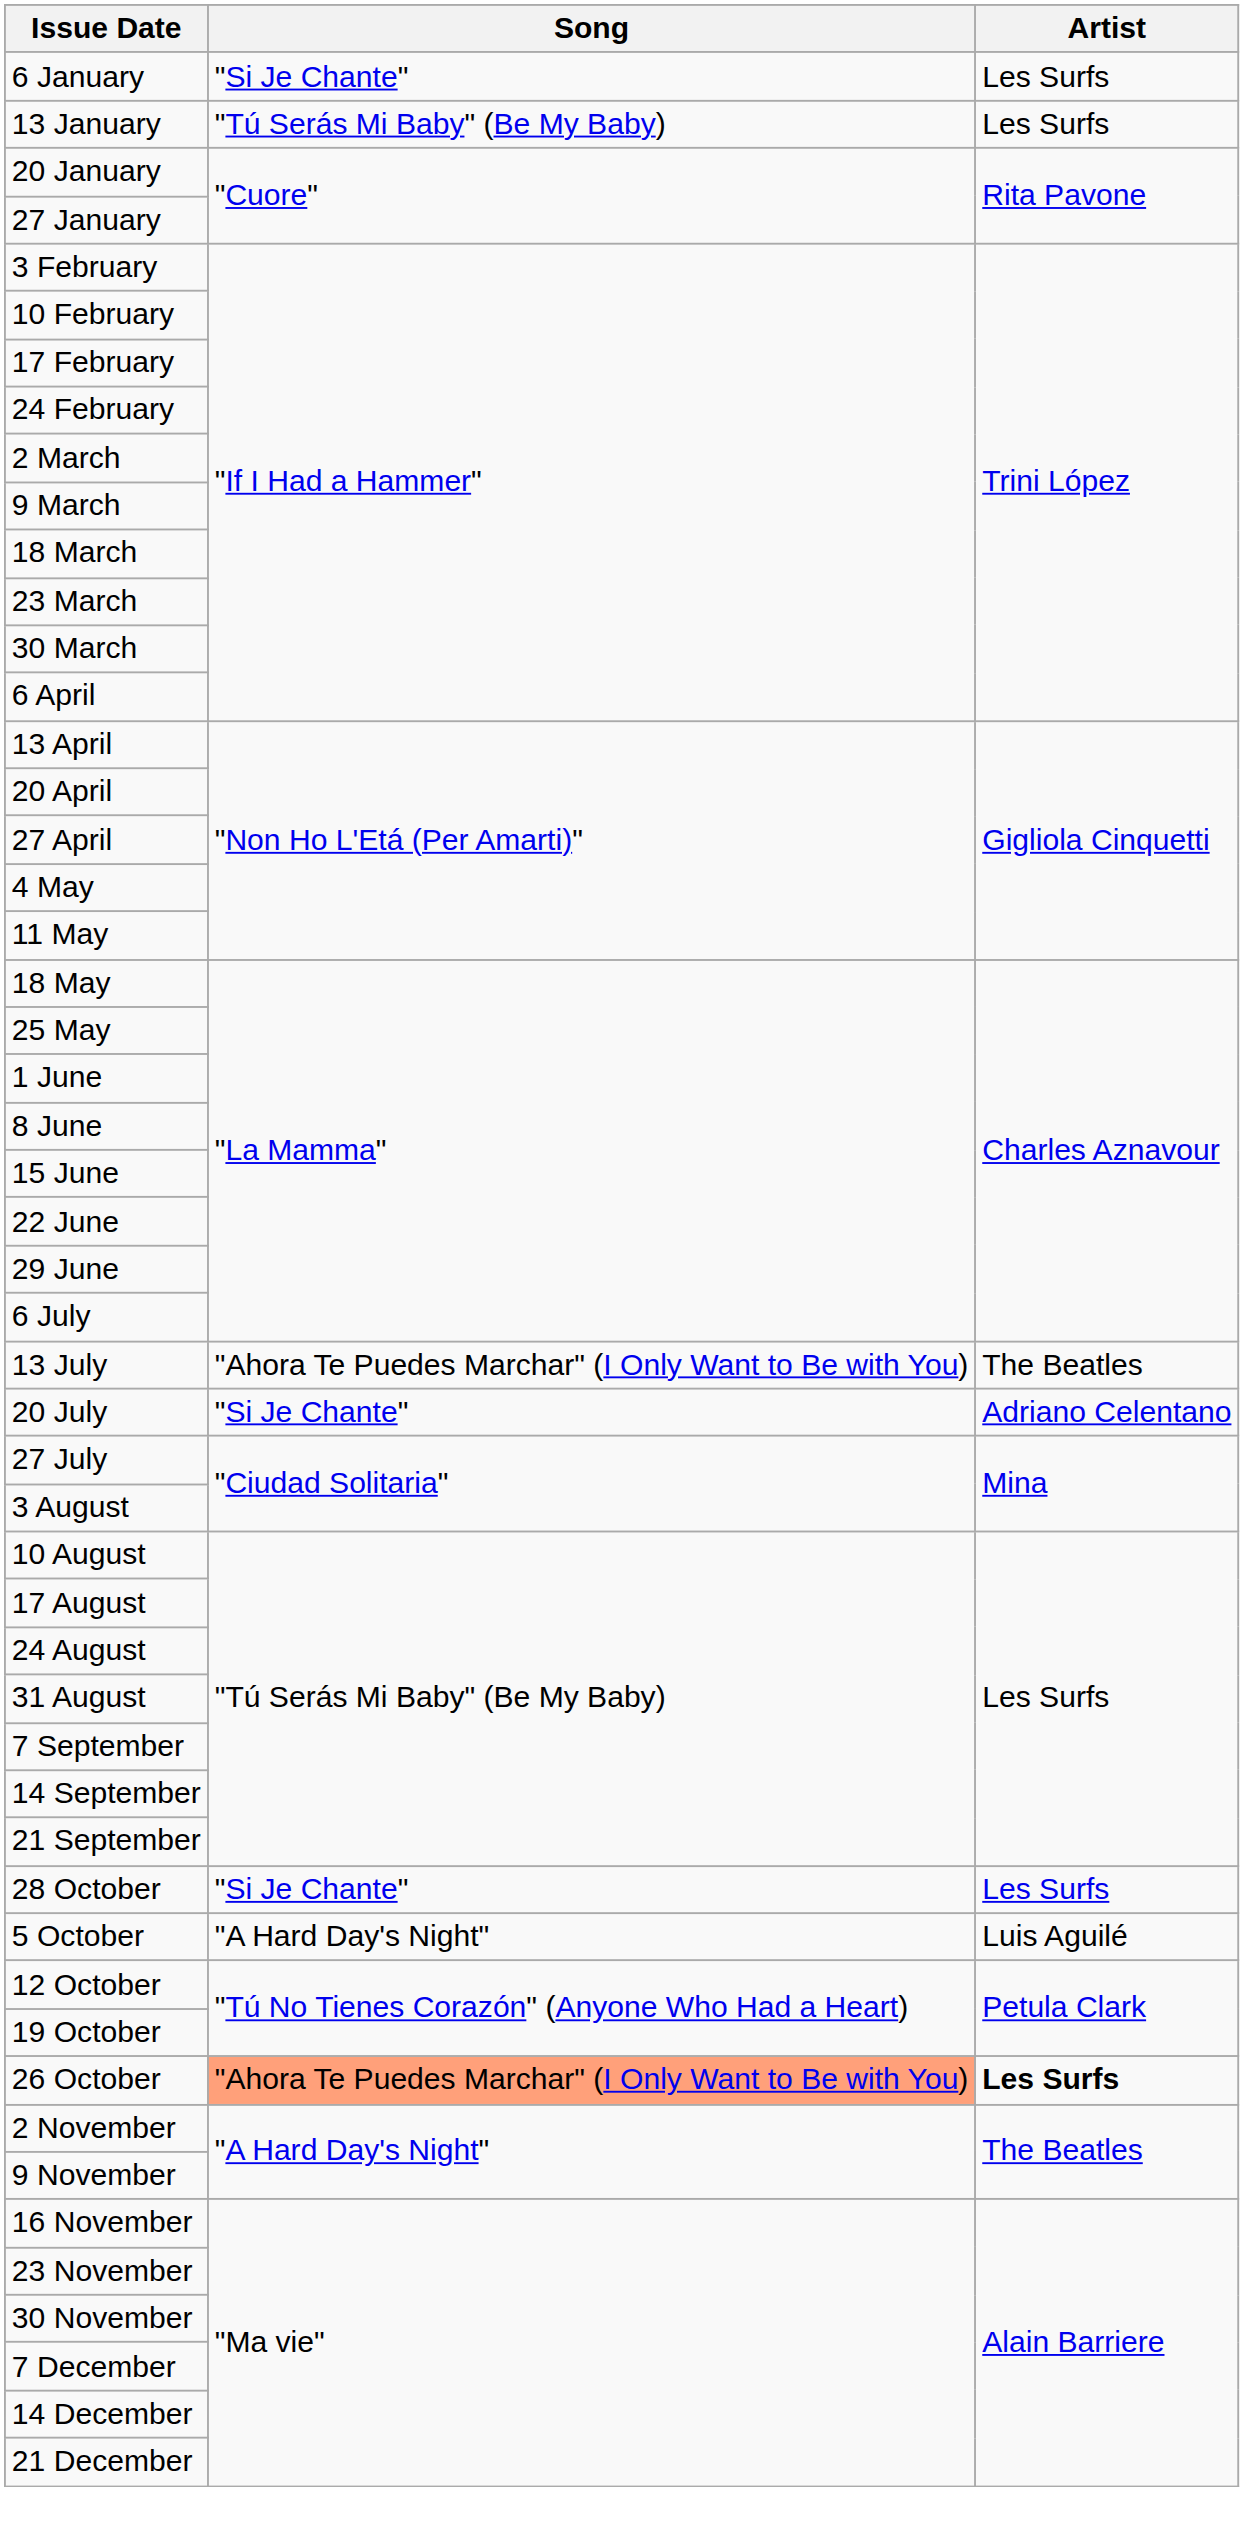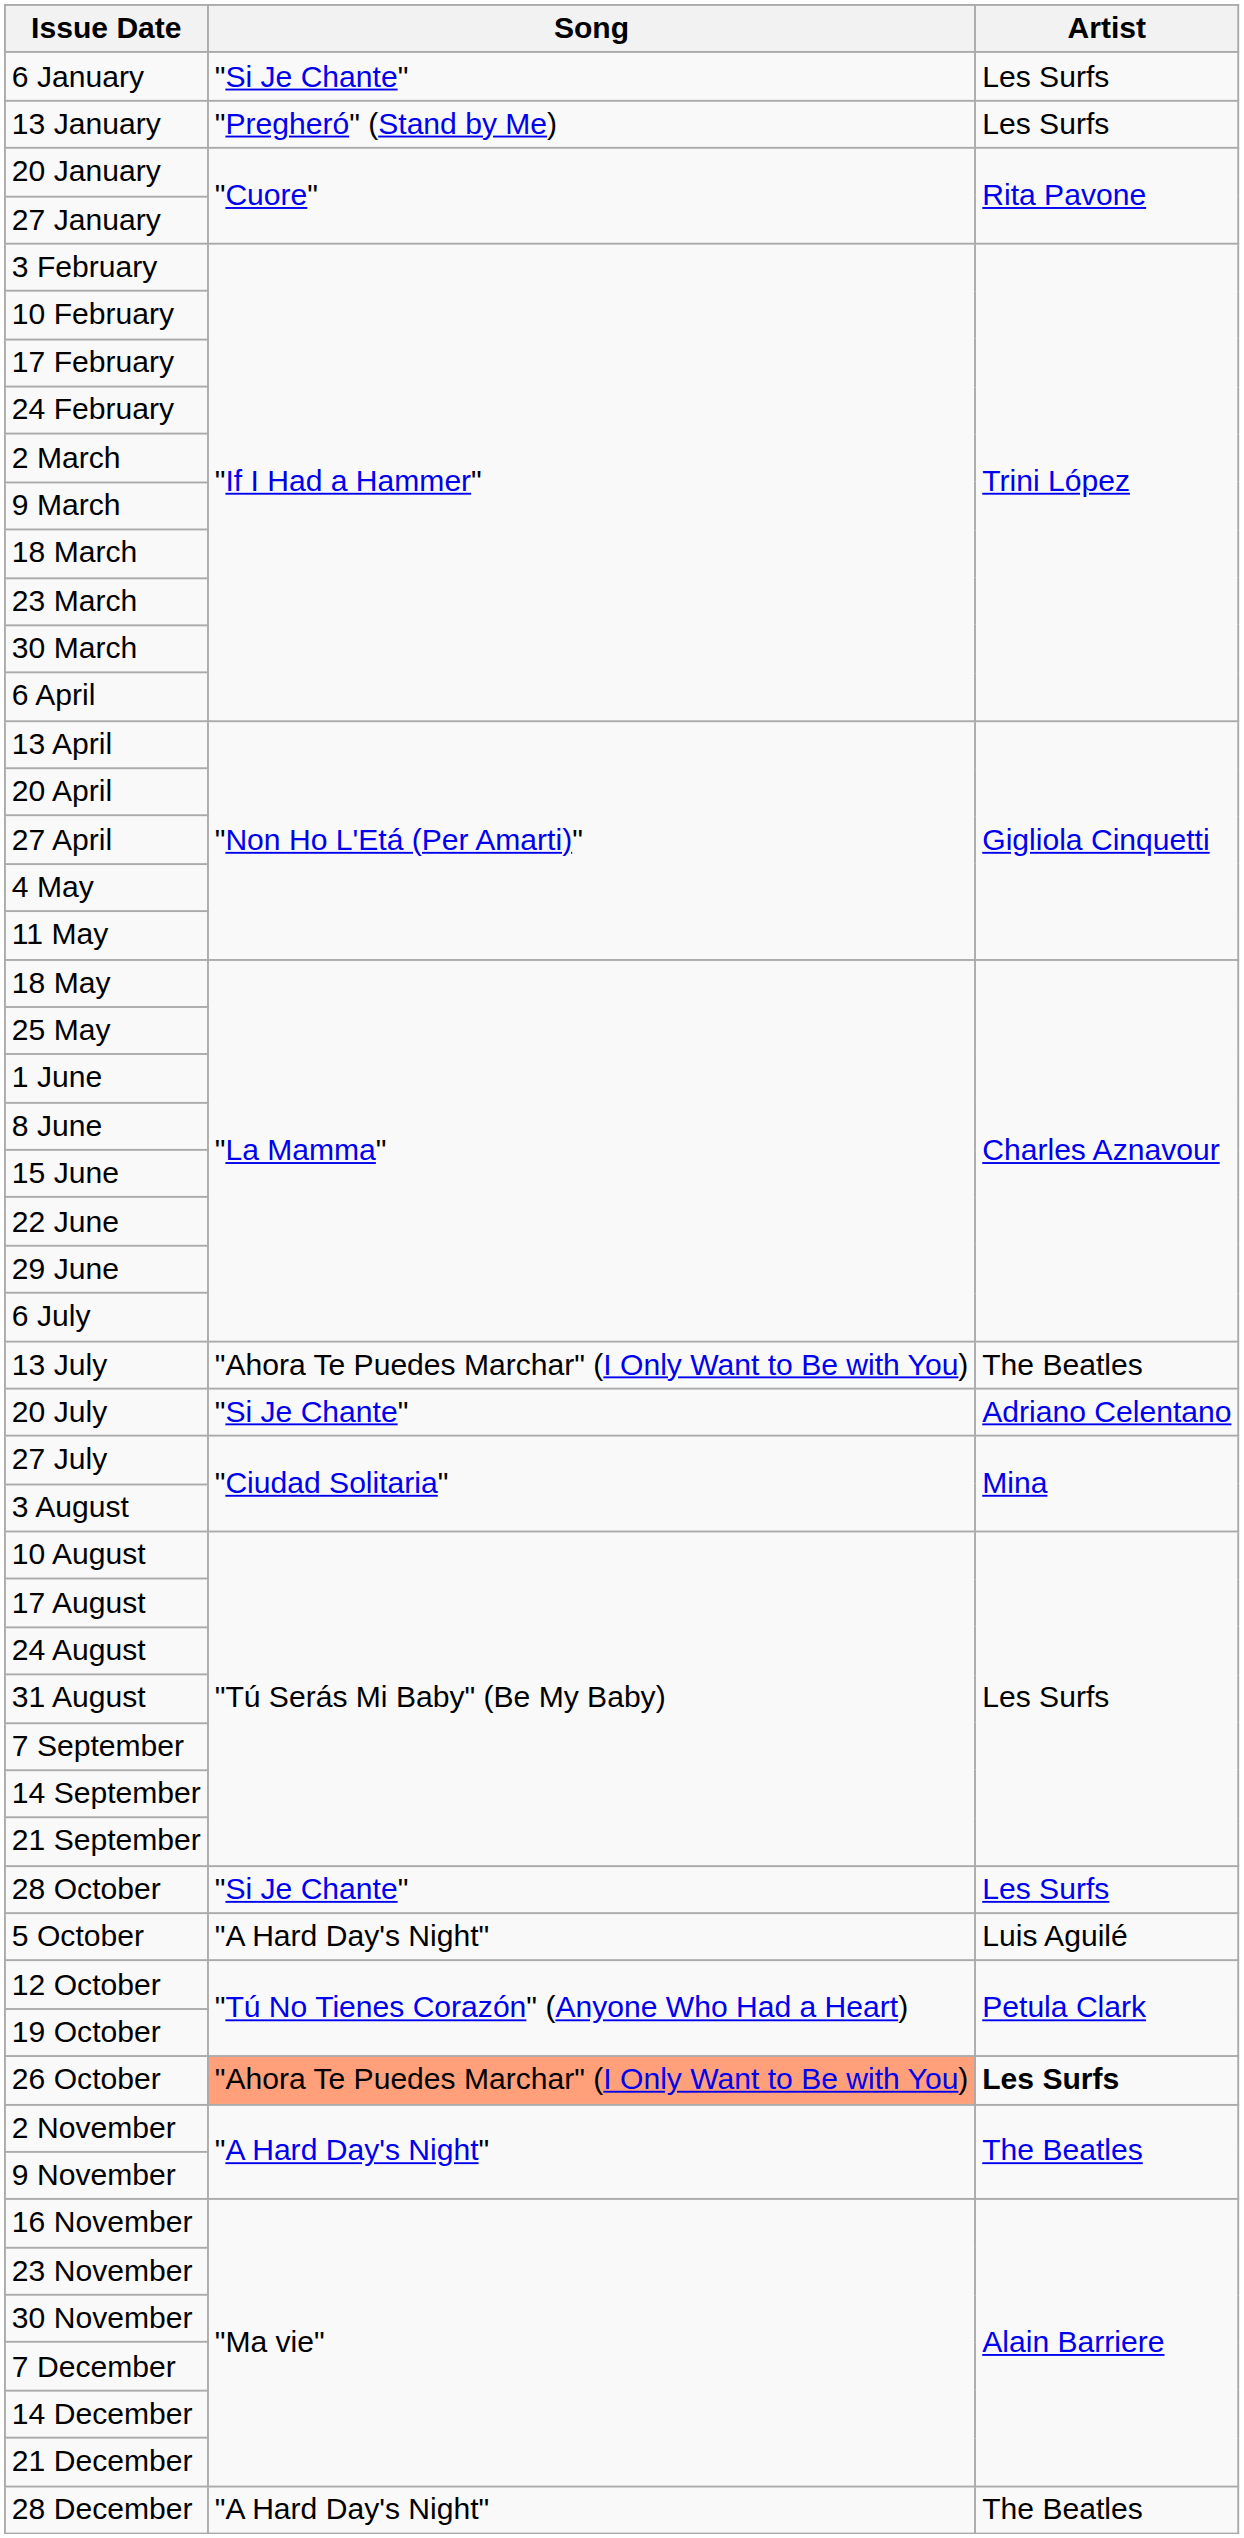(440, 123) "Tú Serás Mi Baby" (Be My Baby) -> (386, 123) "Pregheró" (Stand by Me)
+ row: (102, 2509)
